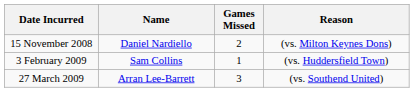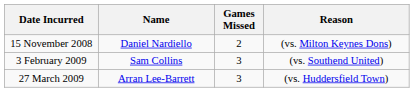(239, 61) 1 -> (239, 61) 3
(336, 61) (vs. Huddersfield Town) -> (336, 61) (vs. Southend United)
(336, 78) (vs. Southend United) -> (336, 78) (vs. Huddersfield Town)
